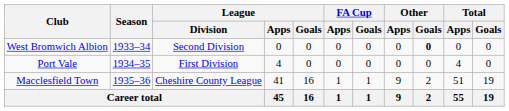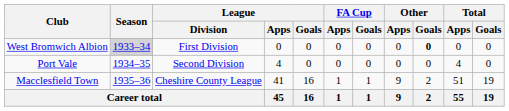(131, 47) no background -> (131, 47) lightgrey background
(208, 47) Second Division -> (208, 47) First Division
(208, 64) First Division -> (208, 64) Second Division
